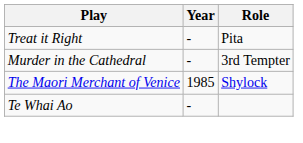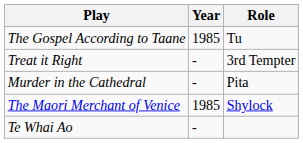+ row: (97, 37)
(232, 37) Pita -> (261, 60) 3rd Tempter
(256, 60) 3rd Tempter -> (238, 82) Pita
